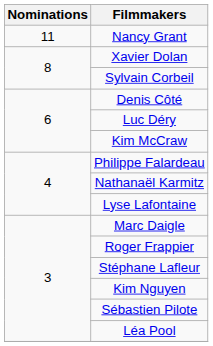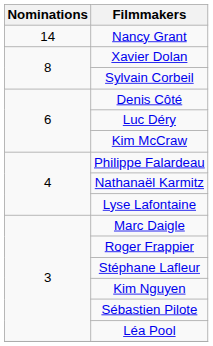(48, 36) 11 -> (48, 36) 14
